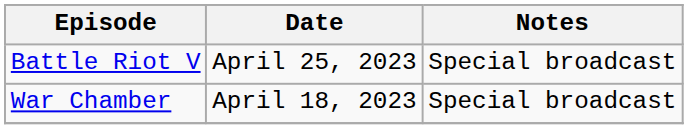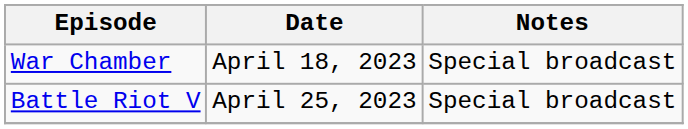rows swapped: (91, 104) <-> (106, 64)
